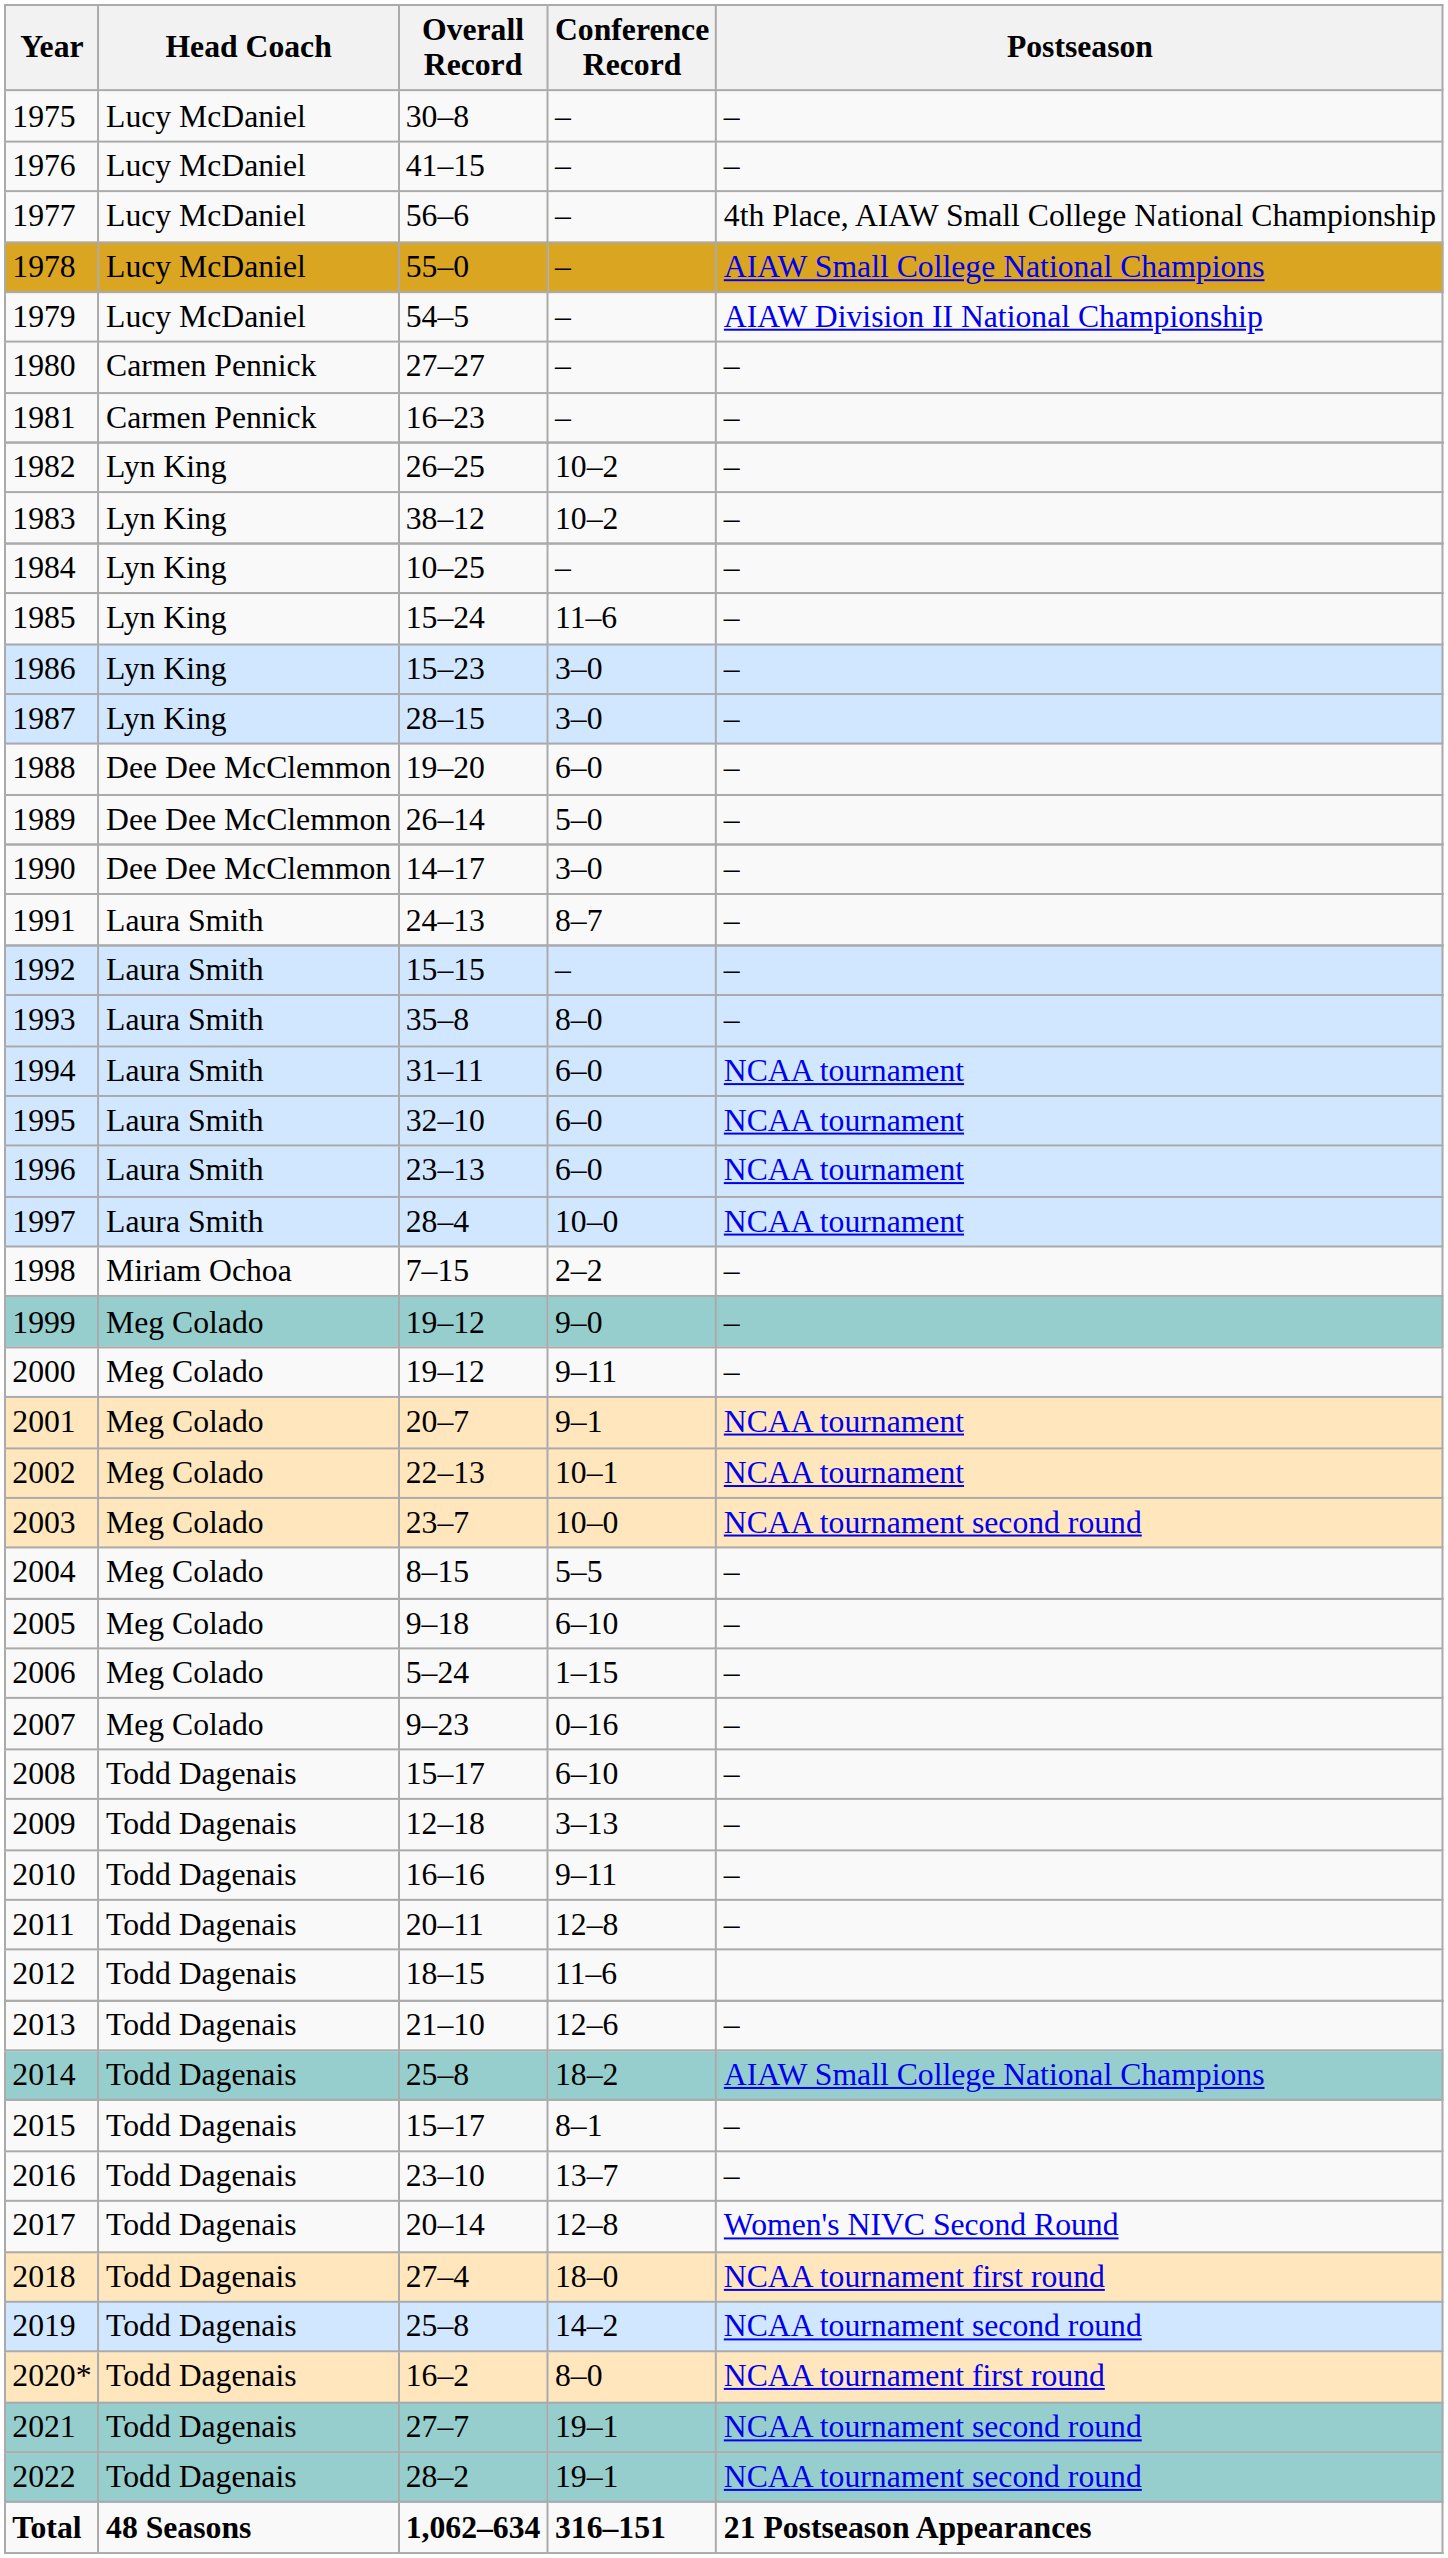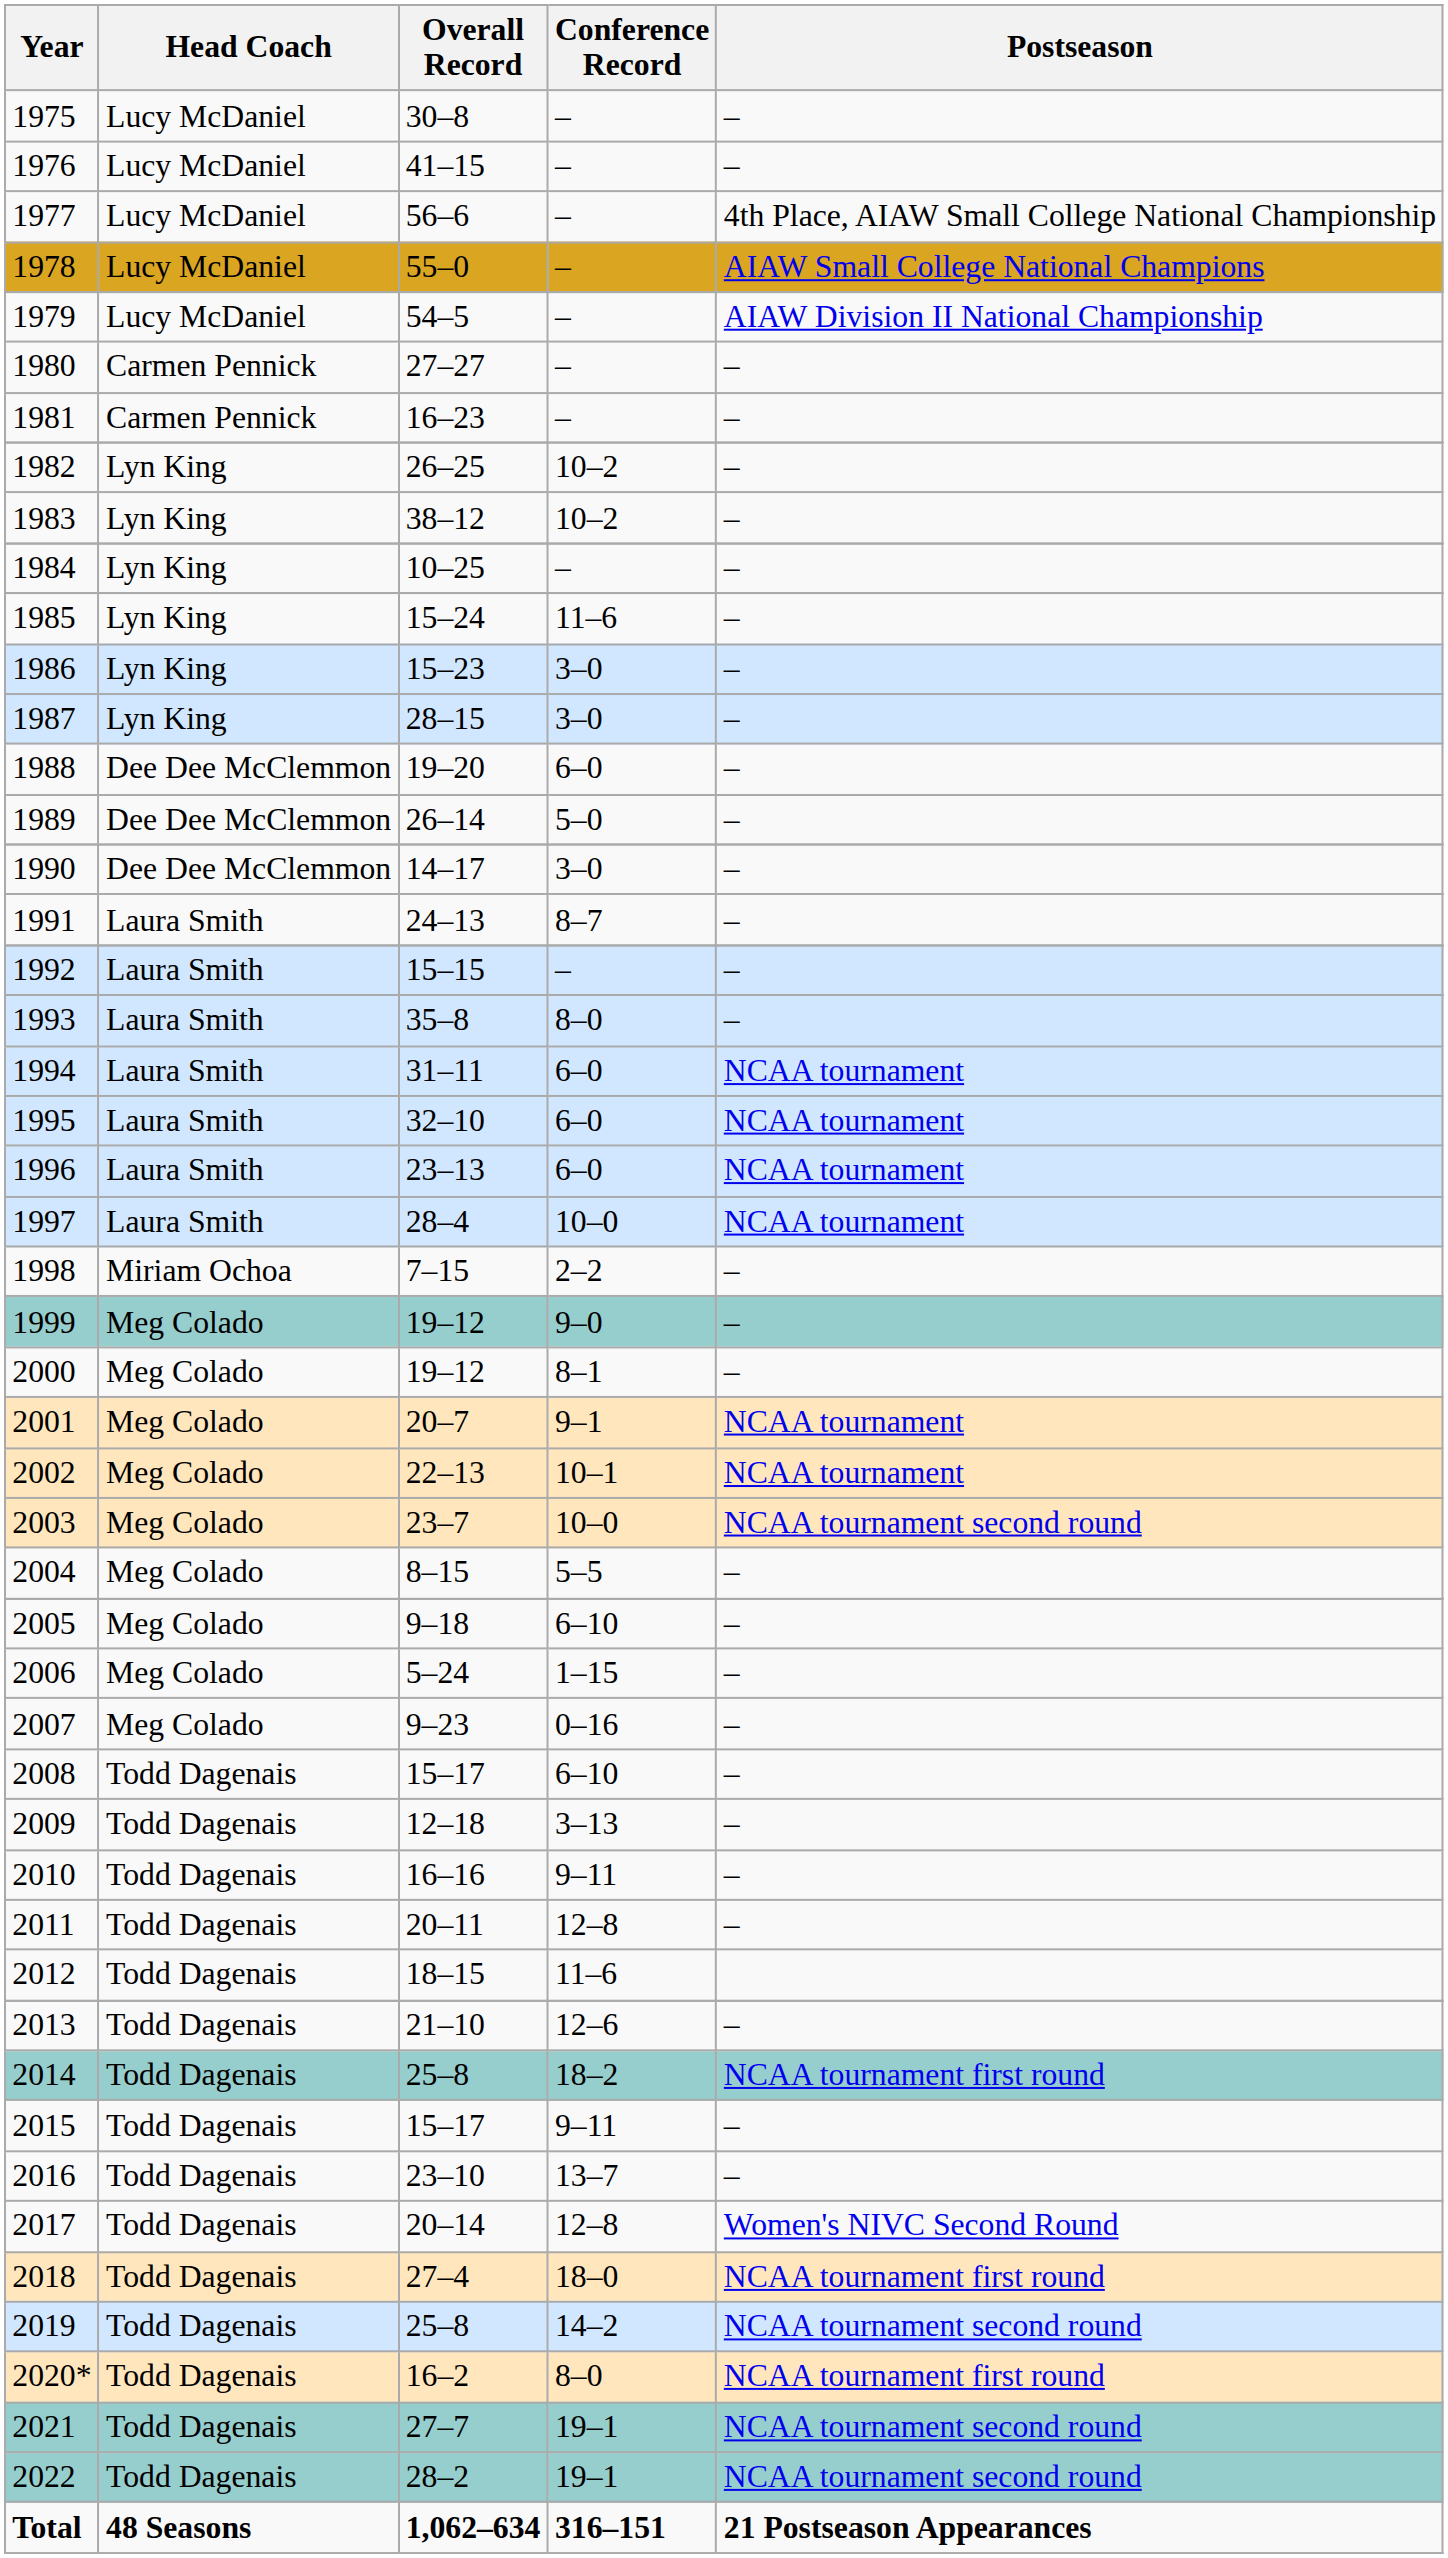(586, 1371) 9–11 -> (579, 1371) 8–1
(994, 2074) AIAW Small College National Champions -> (914, 2074) NCAA tournament first round
(579, 2125) 8–1 -> (586, 2125) 9–11
